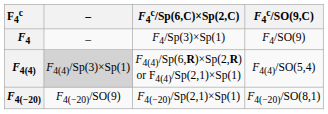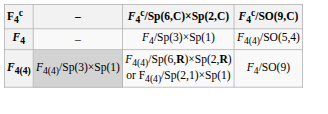(284, 39) F4/SO(9) -> (268, 39) F4(4)/SO(5,4)
(284, 68) F4(4)/SO(5,4) -> (268, 68) F4/SO(9)
- row: (24, 98)
